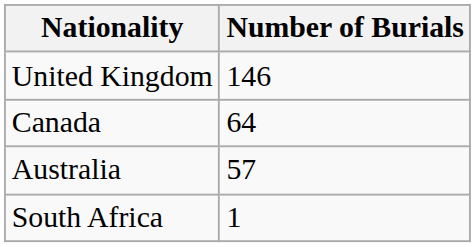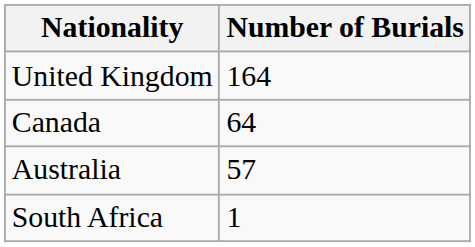(249, 75) 146 -> (249, 75) 164
